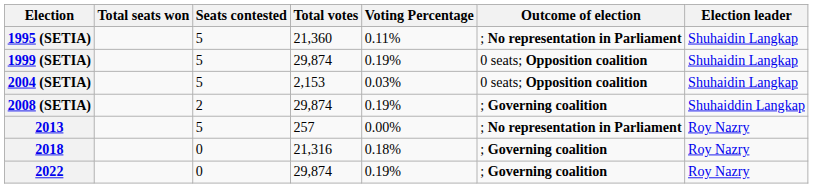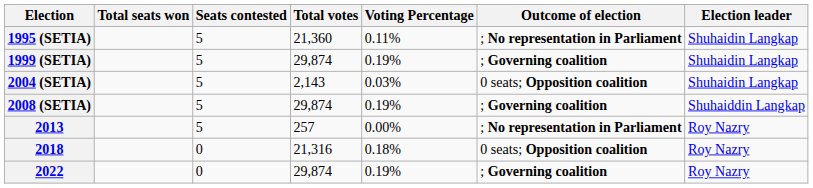(564, 60) 0 seats; Opposition coalition -> (544, 60) ; Governing coalition
(309, 82) 2,153 -> (309, 82) 2,143
(199, 104) 2 -> (199, 104) 5
(544, 149) ; Governing coalition -> (564, 149) 0 seats; Opposition coalition
